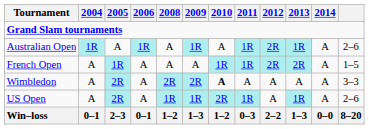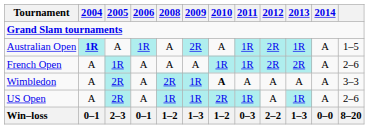(92, 46) normal -> (92, 46) bold
(196, 46) 1R -> (196, 46) 2R
(351, 46) 2–6 -> (351, 46) 1–5
(351, 63) 1–5 -> (351, 63) 2–6
(196, 81) 2R -> (196, 81) 1R
